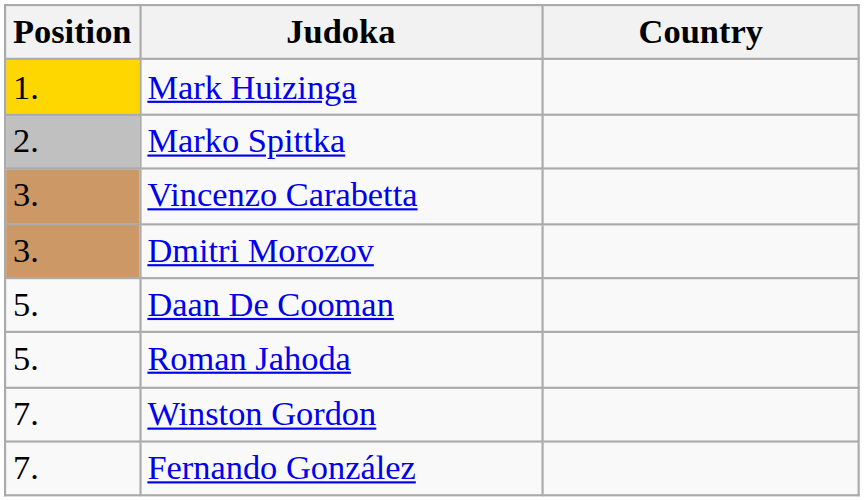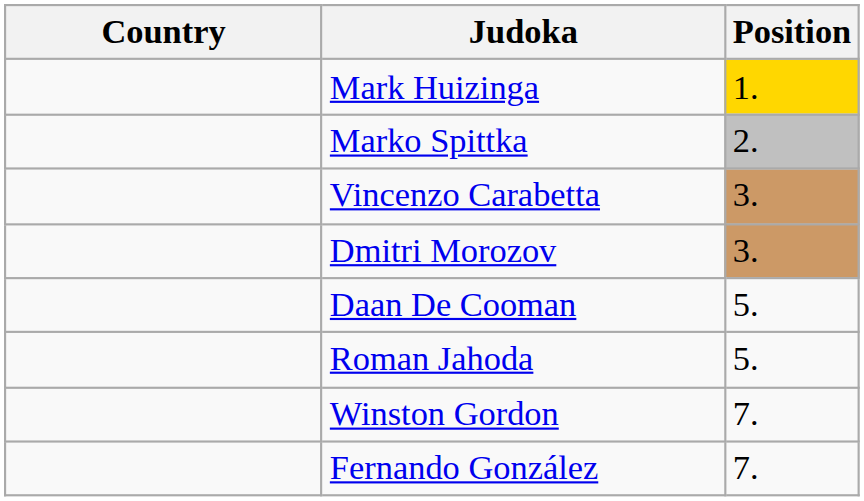columns swapped: (72, 31) <-> (701, 31)
